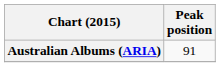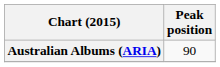(190, 51) 91 -> (190, 51) 90
